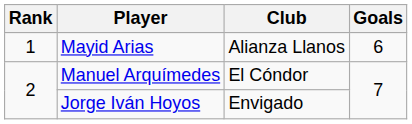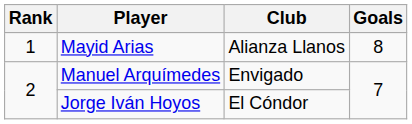(378, 47) 6 -> (378, 47) 8
(268, 75) El Cóndor -> (266, 75) Envigado
(266, 103) Envigado -> (268, 103) El Cóndor
